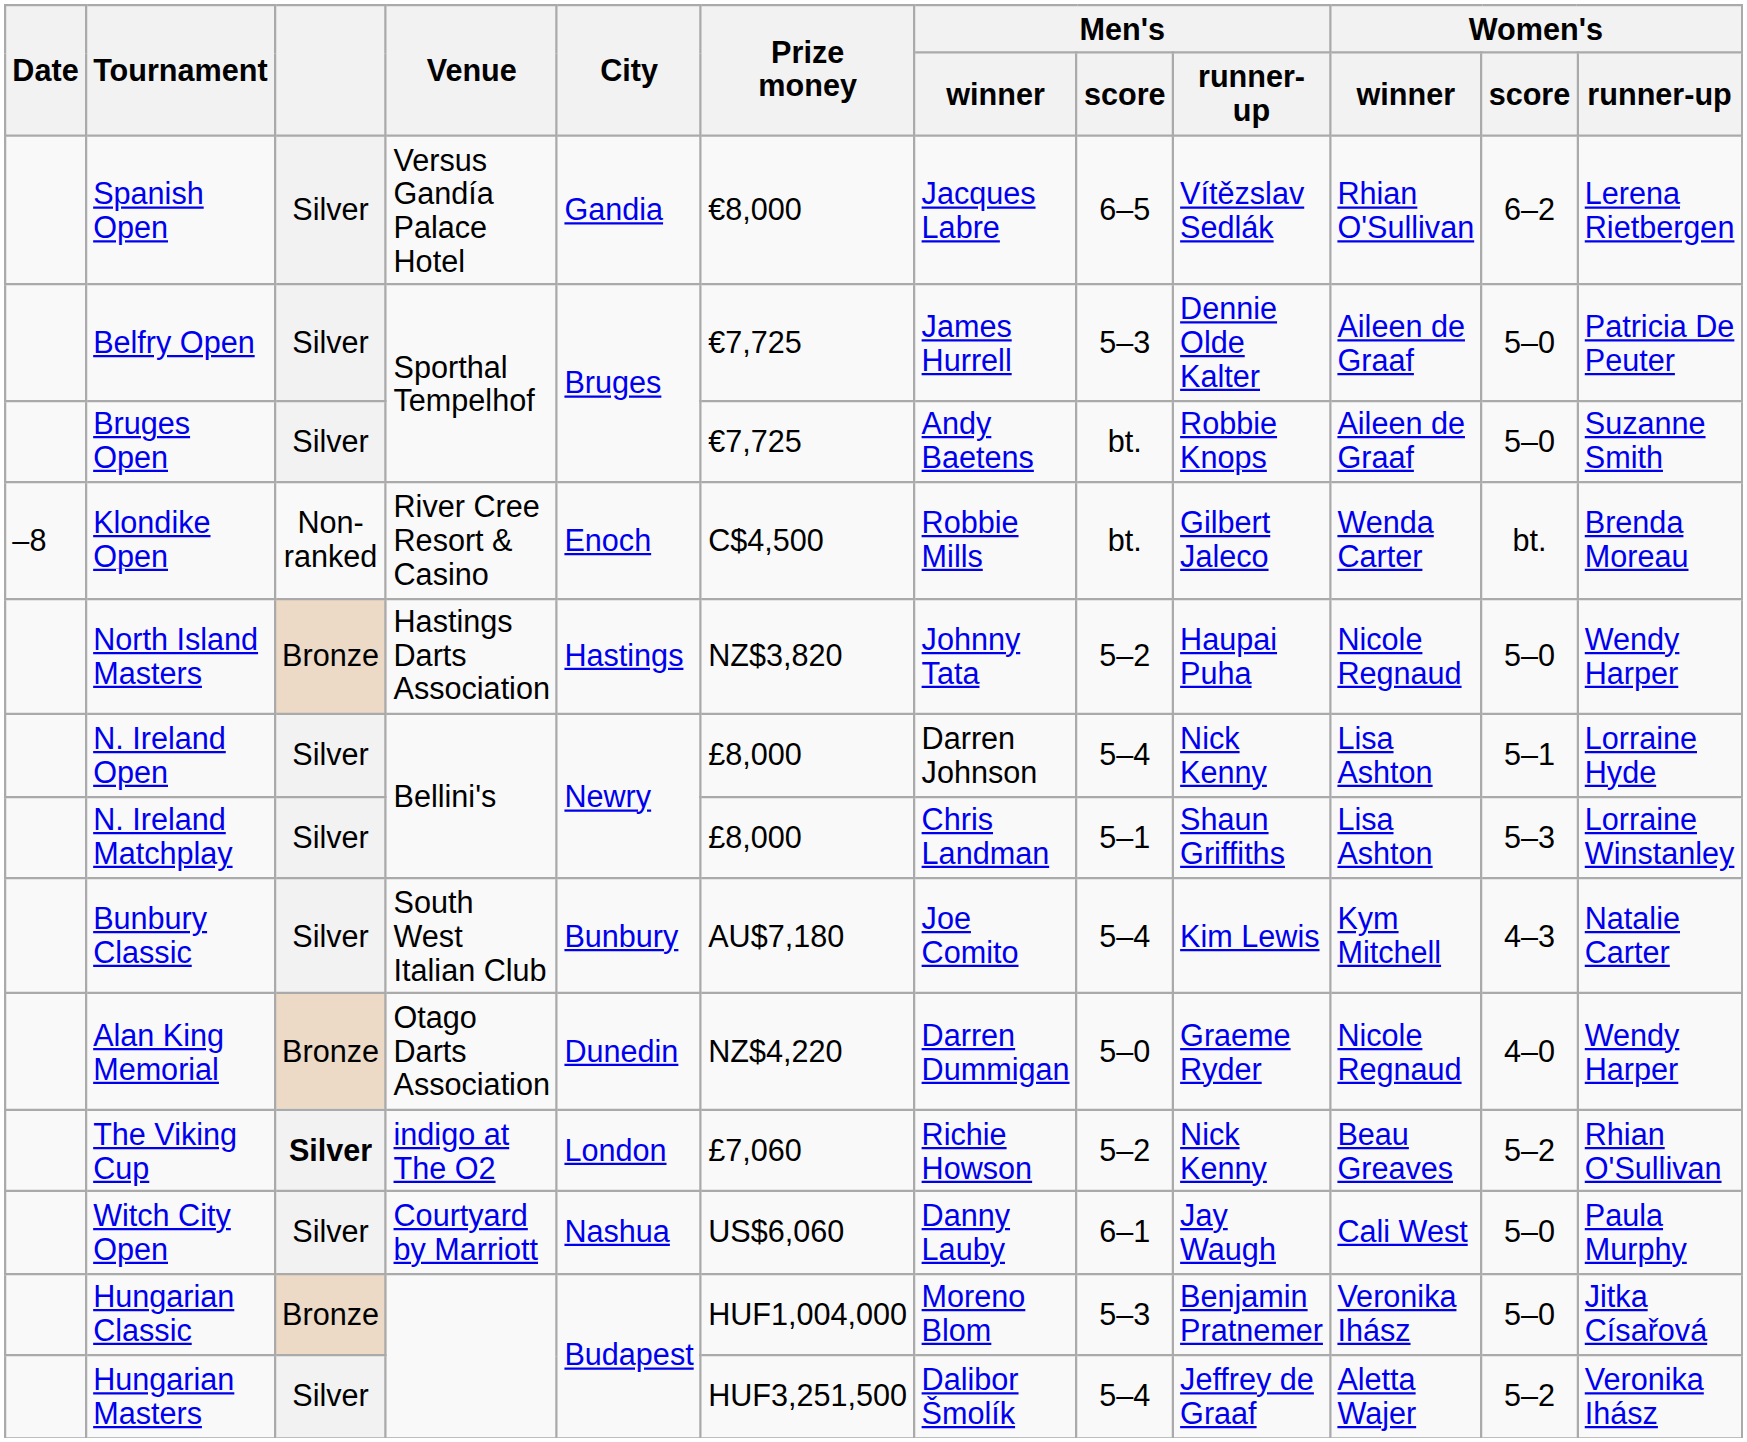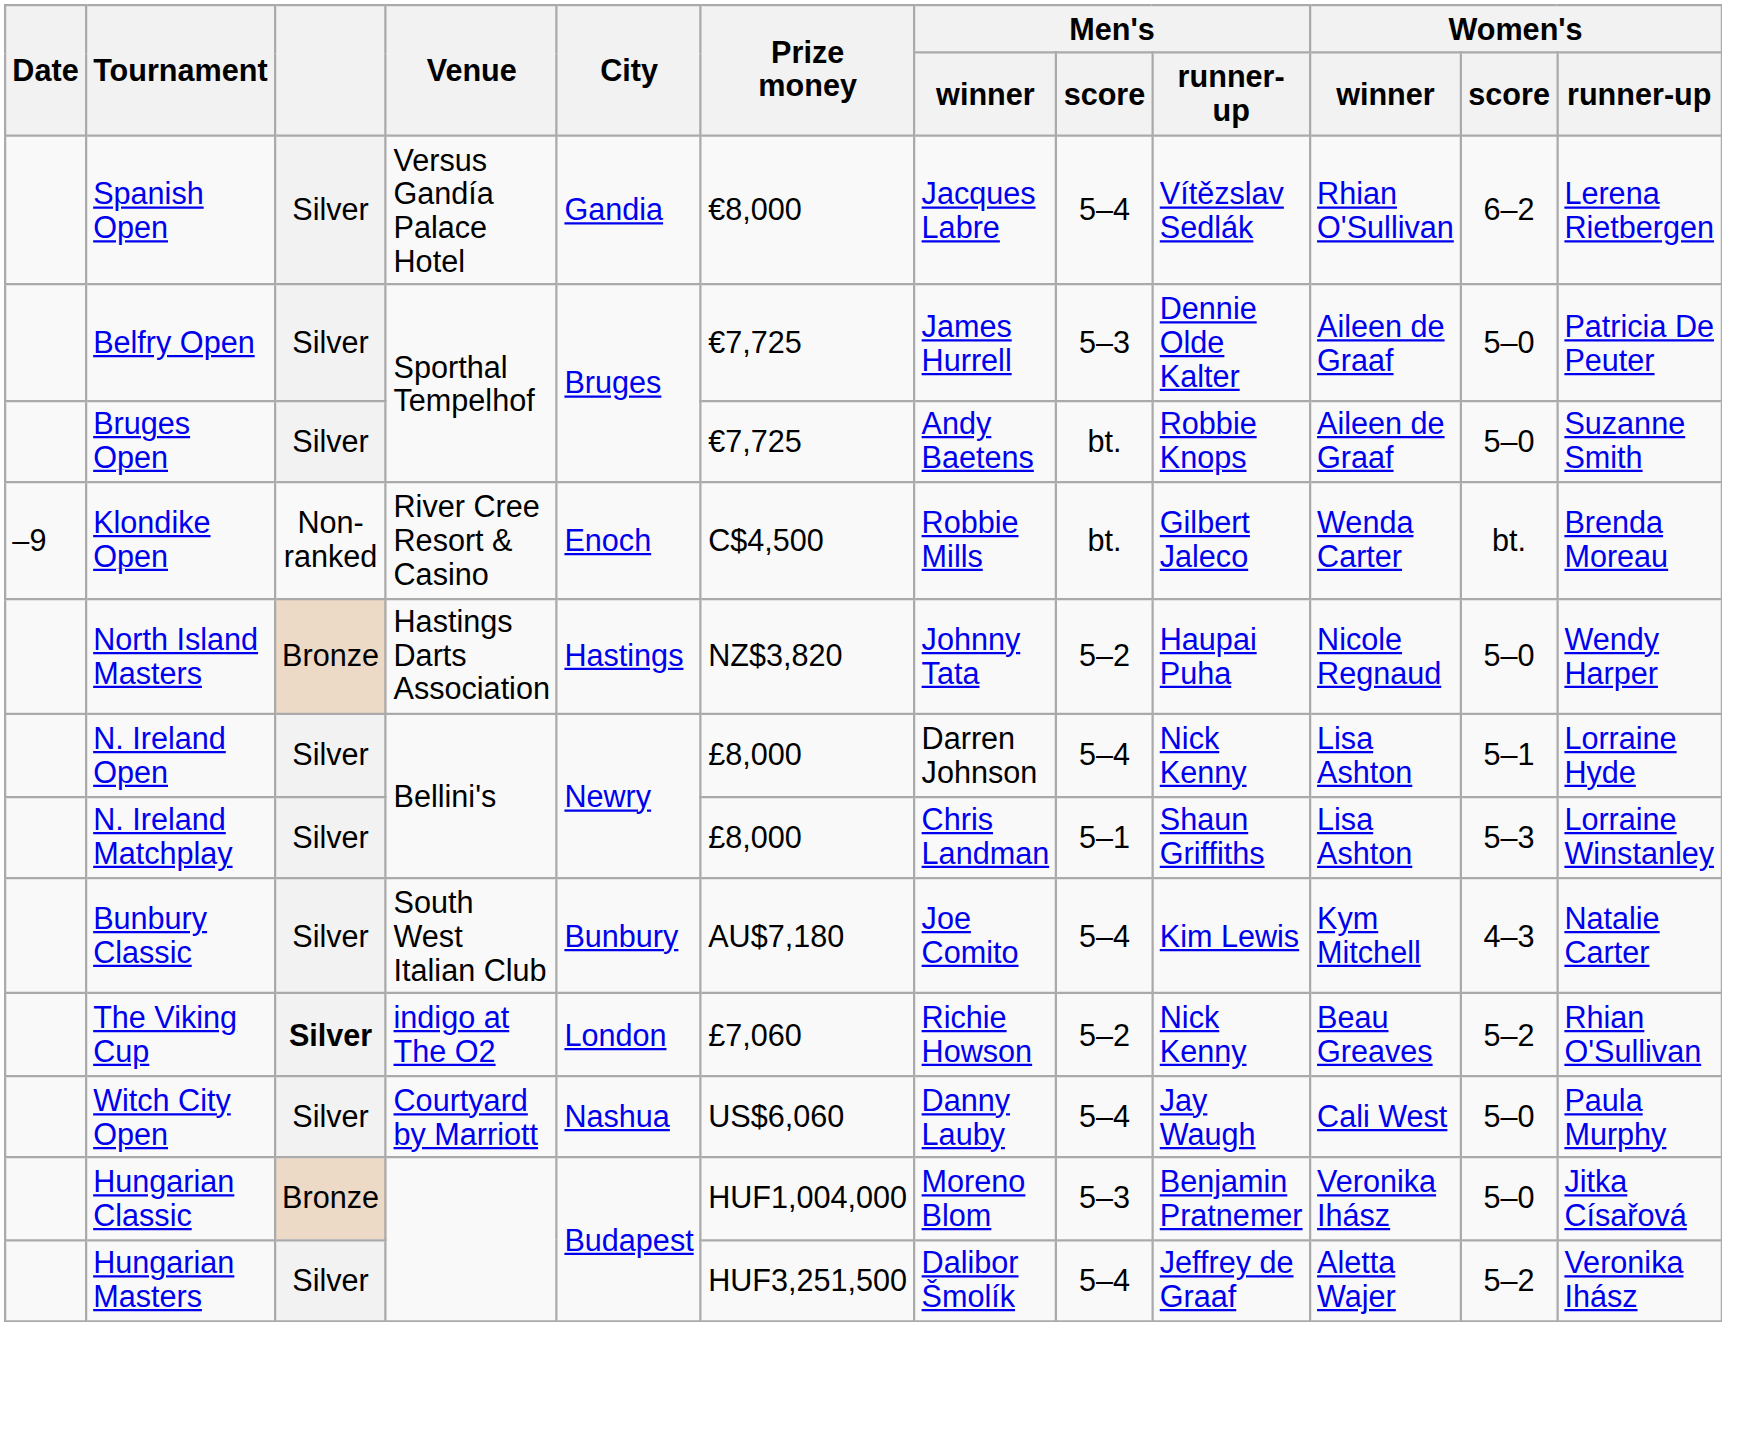(1125, 210) 6–5 -> (1104, 210) 5–4
(29, 540) –8 -> (29, 540) –9
- row: (159, 1051)
(1125, 1232) 6–1 -> (1104, 1116) 5–4
